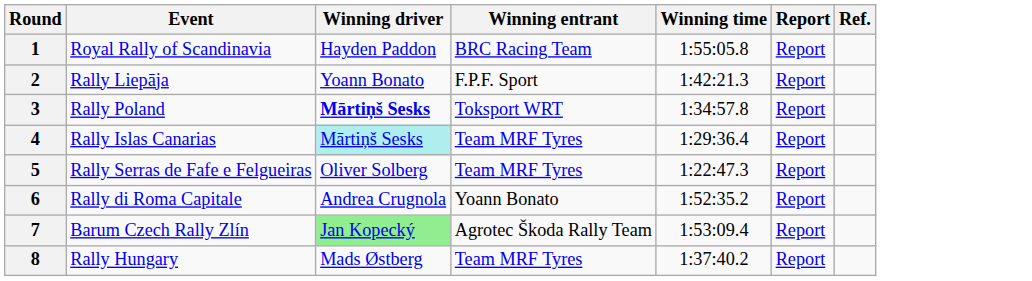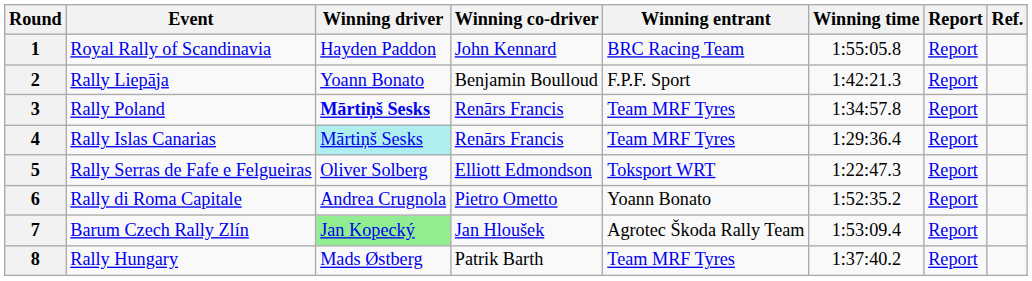+ column: (527, 19)
(509, 109) Toksport WRT -> (671, 109) Team MRF Tyres
(519, 169) Team MRF Tyres -> (661, 169) Toksport WRT
